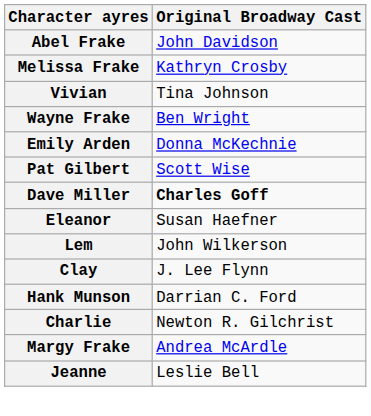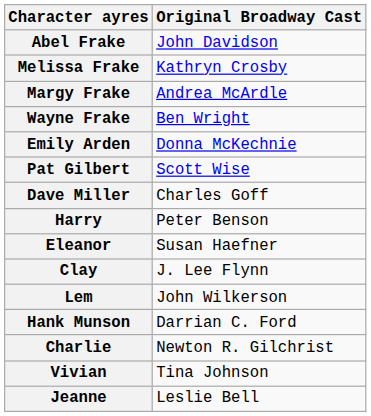rows swapped: (79, 348) <-> (79, 94)
(212, 195) bold -> (212, 195) normal
+ row: (79, 221)
rows swapped: (79, 246) <-> (79, 272)
